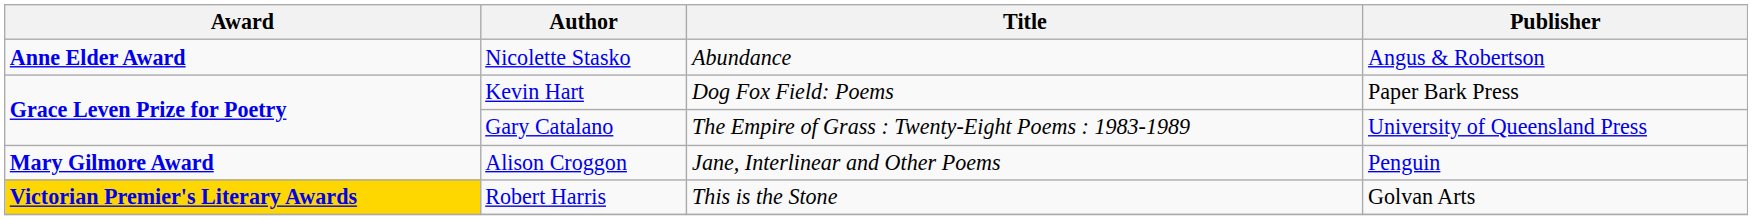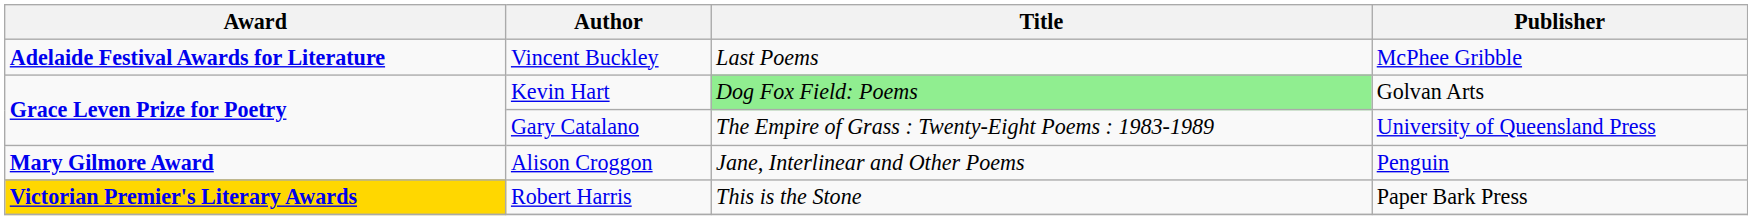+ row: (585, 57)
- row: (558, 57)
(793, 92) no background -> (817, 92) lightgreen background
(1443, 92) Paper Bark Press -> (1430, 92) Golvan Arts
(1422, 197) Golvan Arts -> (1452, 197) Paper Bark Press
